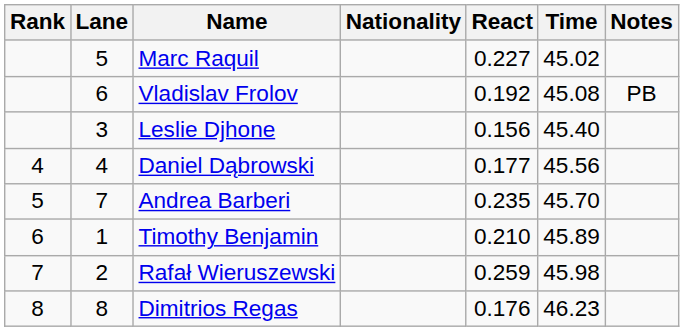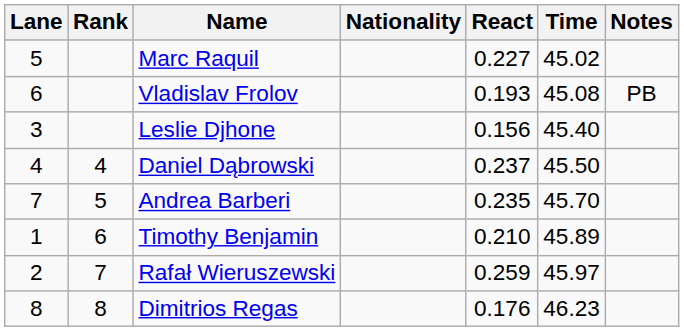columns swapped: (37, 22) <-> (102, 22)
(502, 93) 0.192 -> (502, 93) 0.193
(502, 165) 0.177 -> (502, 165) 0.237
(572, 165) 45.56 -> (572, 165) 45.50
(572, 272) 45.98 -> (572, 272) 45.97
